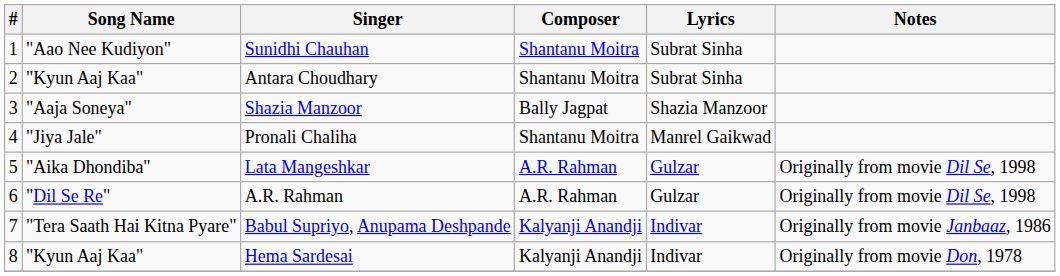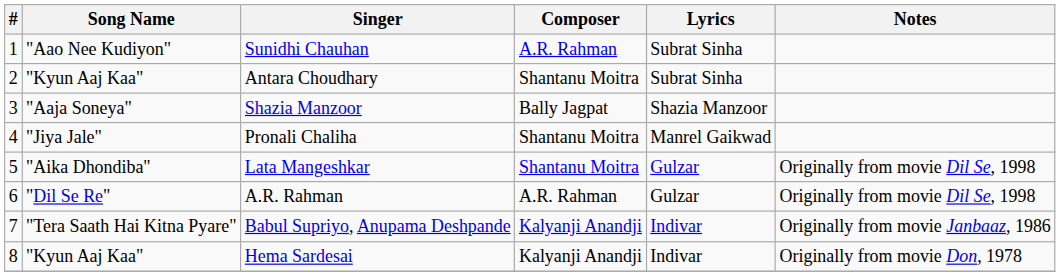(579, 49) Shantanu Moitra -> (568, 49) A.R. Rahman
(568, 167) A.R. Rahman -> (579, 167) Shantanu Moitra
